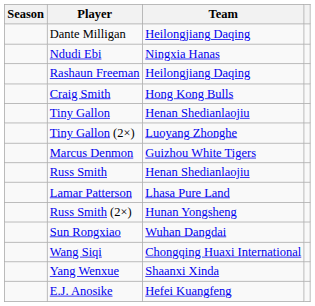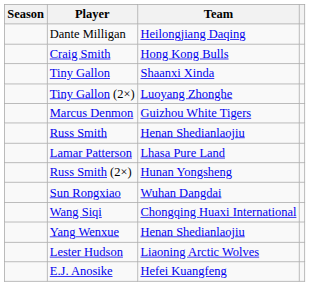- row: (76, 53)
- row: (95, 73)
(197, 113) Henan Shedianlaojiu -> (177, 73) Shaanxi Xinda
(182, 271) Shaanxi Xinda -> (193, 232) Henan Shedianlaojiu
+ row: (86, 251)
